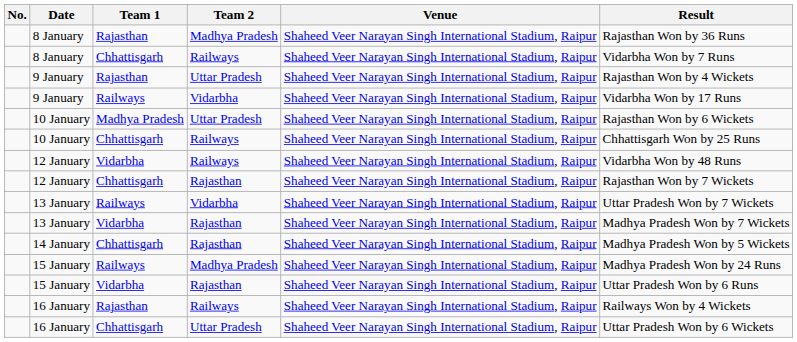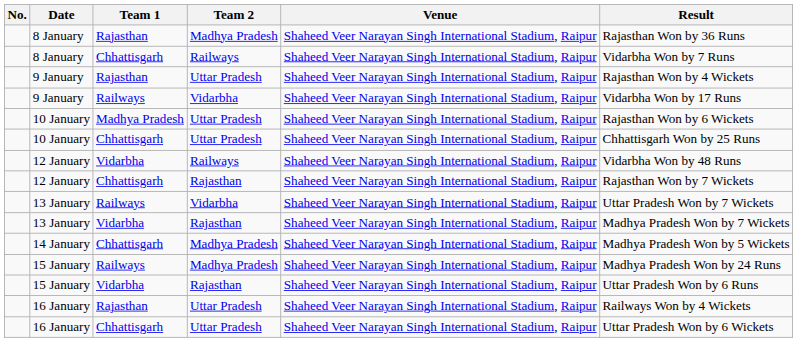(214, 139) Railways -> (226, 139) Uttar Pradesh
(216, 243) Rajasthan -> (234, 243) Madhya Pradesh
(214, 306) Railways -> (226, 306) Uttar Pradesh
